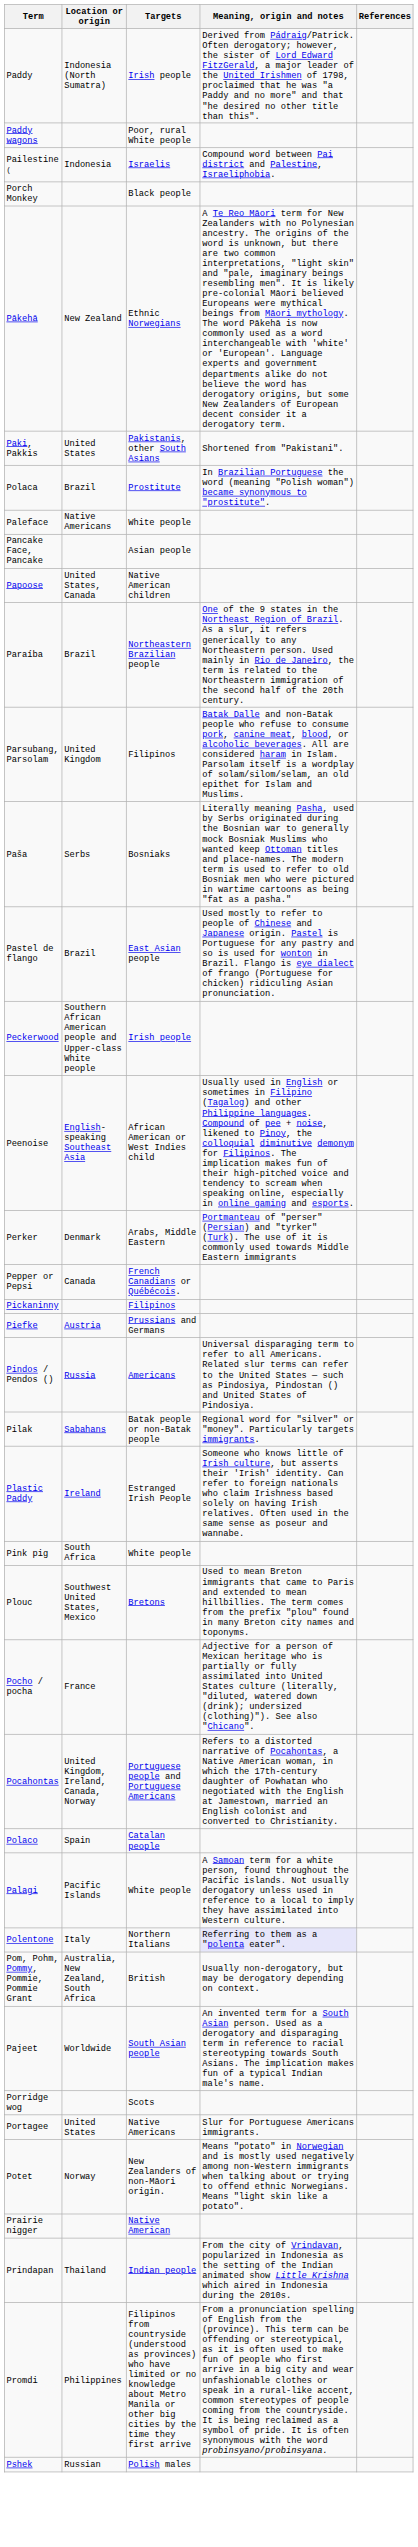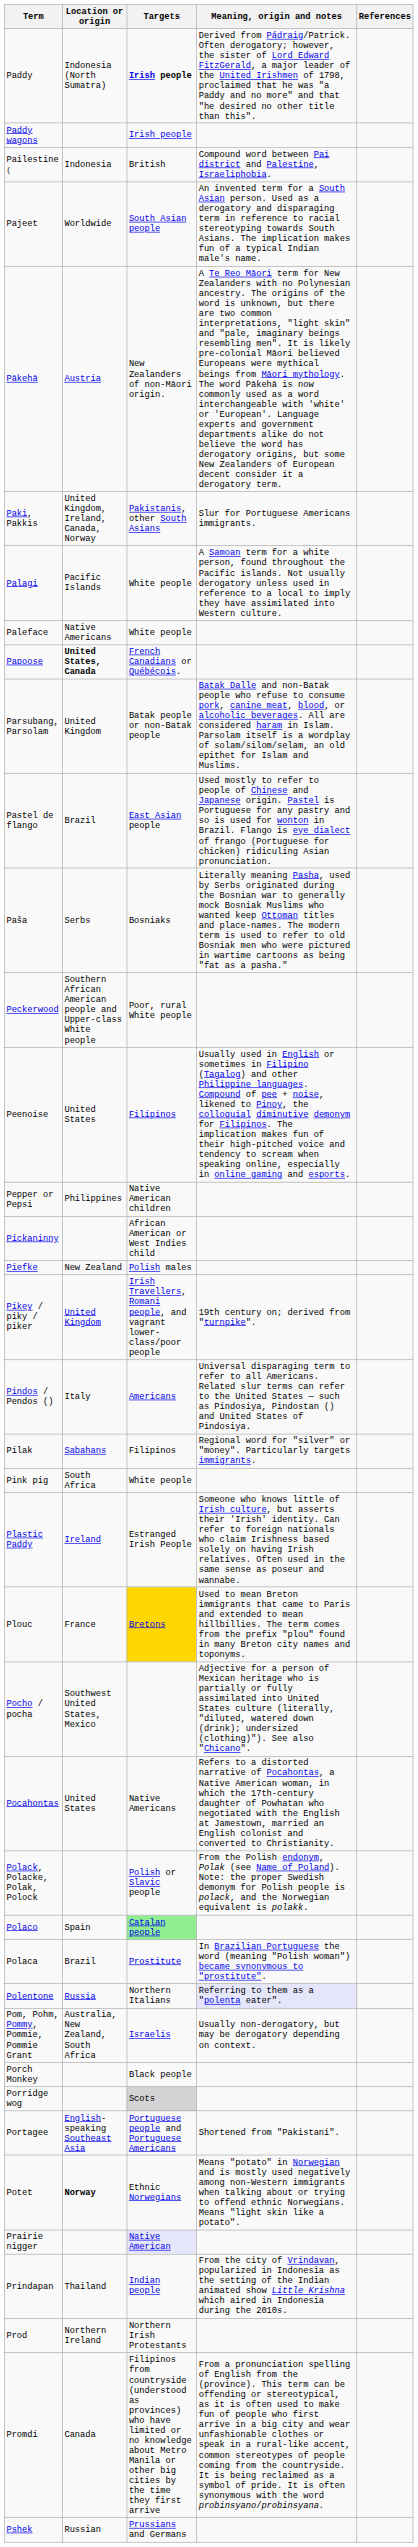(160, 76) normal -> (160, 76) bold
(160, 135) Poor, rural White people -> (160, 135) Irish people
(149, 165) Israelis -> (147, 165) British
rows swapped: (22, 2049) <-> (22, 194)
(93, 319) New Zealand -> (83, 379) Austria
(154, 319) Ethnic Norwegians -> (160, 379) New Zealanders of non-Māori origin.
(80, 448) United States -> (85, 519) United Kingdom, Ireland, Canada, Norway
(273, 448) Shortened from "Pakistani". -> (274, 519) Slur for Portuguese Americans immigrants.
rows swapped: (22, 1890) <-> (22, 488)
- row: (25, 551)
(83, 586) normal -> (83, 662) bold
(149, 586) Native American children -> (160, 662) French Canadians or Québécois.
- row: (25, 655)
(152, 755) Filipinos -> (160, 726) Batak people or non-Batak people
rows swapped: (30, 954) <-> (17, 854)
(160, 1038) Irish people -> (160, 1010) Poor, rural White people
(88, 1143) English-speaking Southeast Asia -> (80, 1115) United States
(157, 1143) African American or West Indies child -> (152, 1115) Filipinos
- row: (22, 1238)
(80, 1282) Canada -> (93, 1199) Philippines
(160, 1282) French Canadians or Québécois. -> (150, 1199) Native American children
(152, 1306) Filipinos -> (158, 1239) African American or West Indies child
(83, 1325) Austria -> (93, 1268) New Zealand
(162, 1325) Prussians and Germans -> (160, 1268) Polish males
+ row: (25, 1317)
(80, 1375) Russia -> (77, 1397) Italy
(160, 1429) Batak people or non-Batak people -> (152, 1451) Filipinos
rows swapped: (27, 1553) <-> (25, 1494)
(88, 1602) Southwest United States, Mexico -> (80, 1624) France
(147, 1602) no background -> (147, 1624) gold background
(80, 1687) France -> (88, 1709) Southwest United States, Mexico
(85, 1782) United Kingdom, Ireland, Canada, Norway -> (80, 1803) United States
(154, 1782) Portuguese people and Portuguese Americans -> (152, 1803) Native Americans
+ row: (27, 1883)
(147, 1841) no background -> (147, 1927) lightgreen background
(77, 1940) Italy -> (80, 1996) Russia
(147, 1979) British -> (150, 2035) Israelis
(141, 2103) no background -> (142, 2099) lightgrey background
(80, 2127) United States -> (88, 2133) English-speaking Southeast Asia
(152, 2127) Native Americans -> (155, 2133) Portuguese people and Portuguese Americans
(278, 2127) Slur for Portuguese Americans immigrants. -> (269, 2133) Shortened from "Pakistani".
(80, 2177) normal -> (80, 2193) bold
(162, 2177) New Zealanders of non-Māori origin. -> (155, 2193) Ethnic Norwegians
(149, 2226) no background -> (150, 2242) lavender background
+ row: (17, 2336)
(93, 2380) Philippines -> (80, 2435) Canada
(160, 2465) Polish males -> (158, 2530) Prussians and Germans
